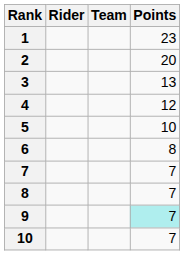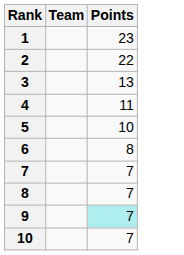- column: (67, 15)
(169, 60) 20 -> (126, 60) 22
(169, 104) 12 -> (127, 104) 11
